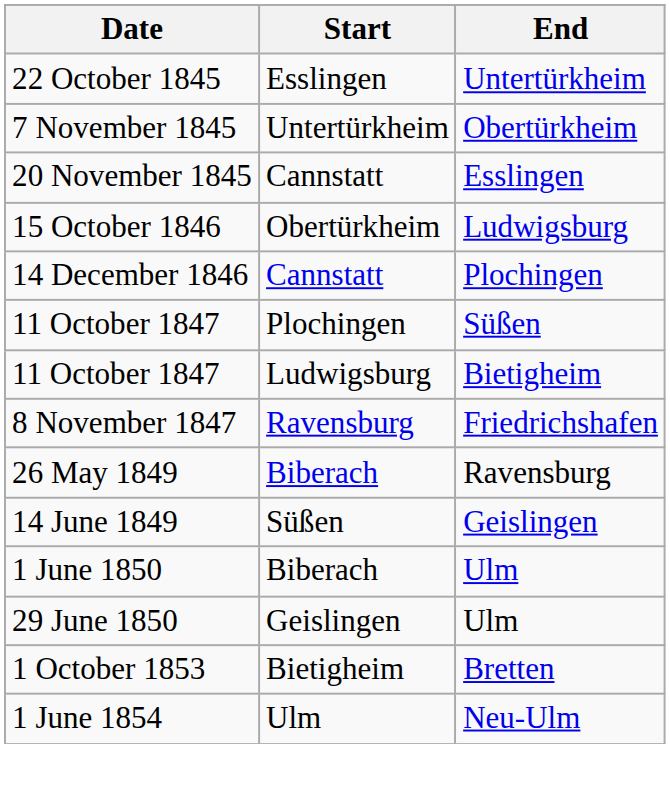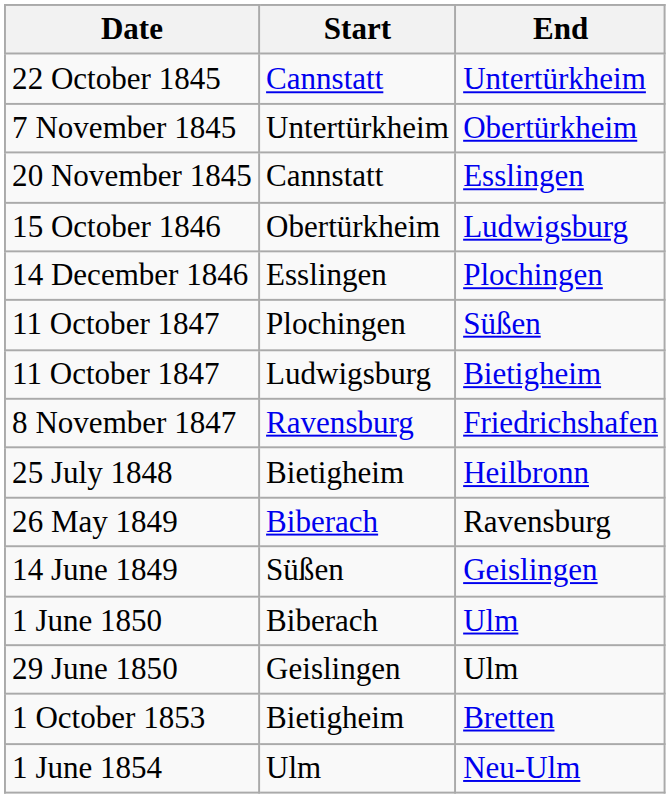(326, 78) Esslingen -> (325, 78) Cannstatt
(325, 275) Cannstatt -> (326, 275) Esslingen
+ row: (92, 472)
